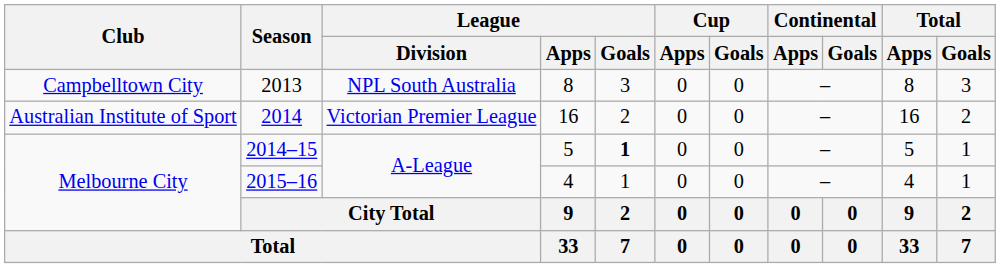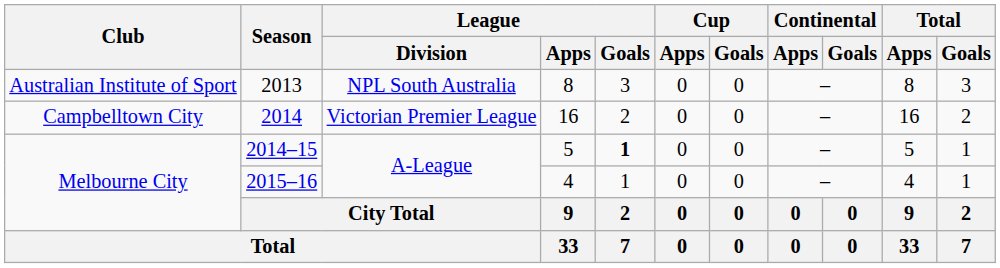(123, 85) Campbelltown City -> (123, 85) Australian Institute of Sport
(123, 117) Australian Institute of Sport -> (123, 117) Campbelltown City
